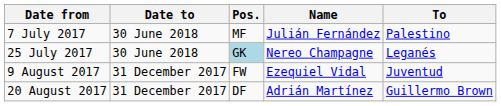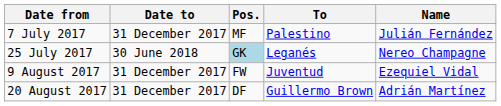columns swapped: (323, 14) <-> (439, 14)
(155, 33) 30 June 2018 -> (170, 33) 31 December 2017
